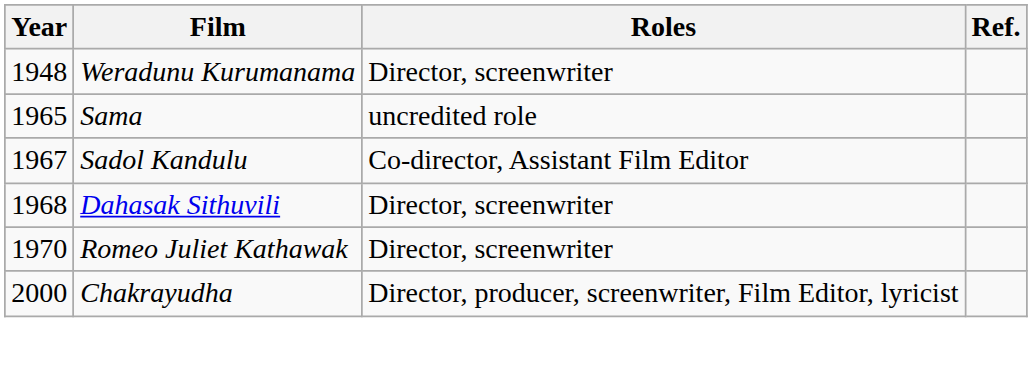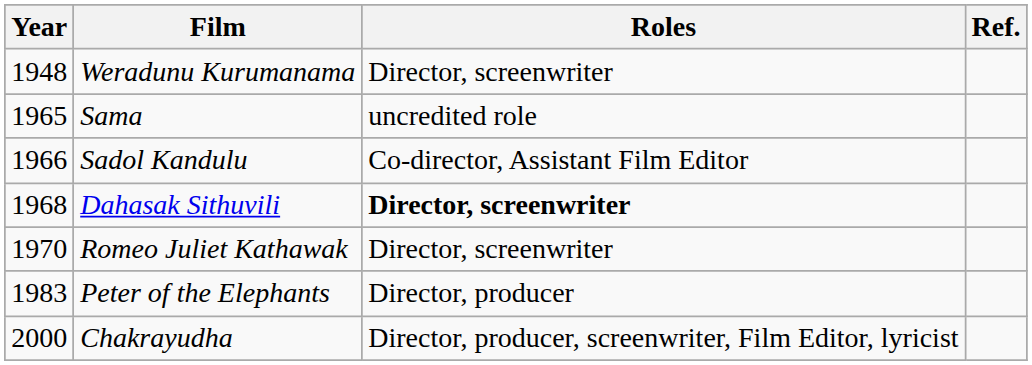(39, 159) 1967 -> (39, 159) 1966
(491, 204) normal -> (499, 204) bold
+ row: (205, 293)
